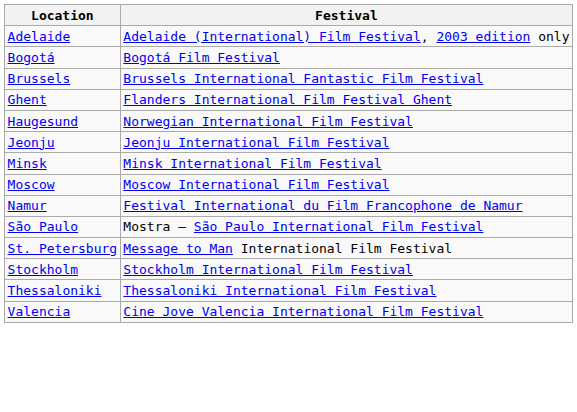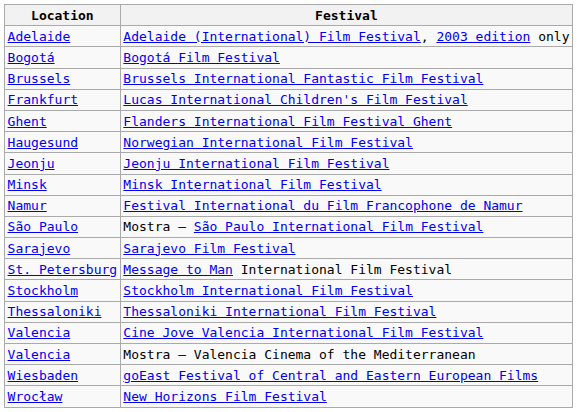+ row: (296, 100)
- row: (256, 185)
+ row: (209, 248)
+ row: (299, 354)
+ row: (331, 375)
+ row: (225, 396)
